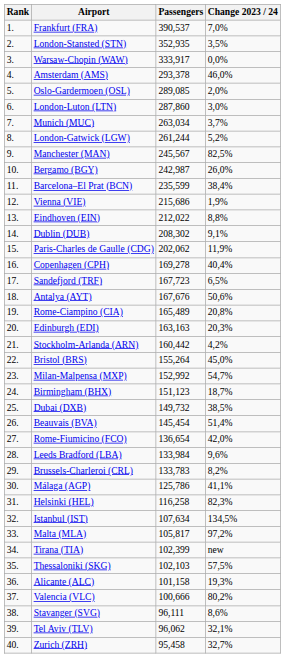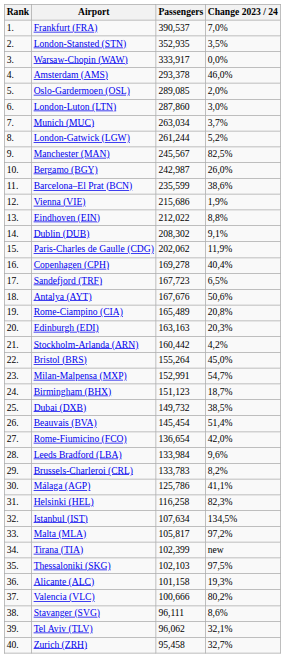(220, 186) 38,4% -> (220, 186) 38,6%
(174, 376) 152,992 -> (174, 376) 152,991
(220, 565) 57,5% -> (220, 565) 97,5%
